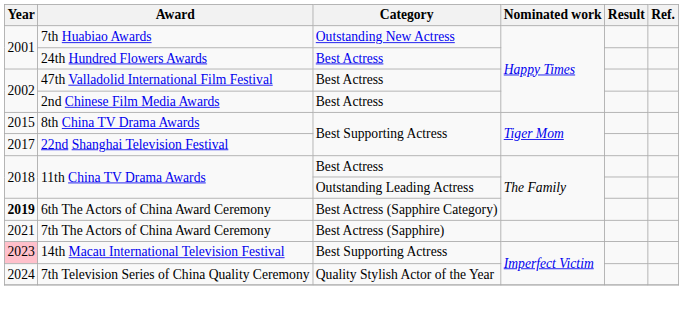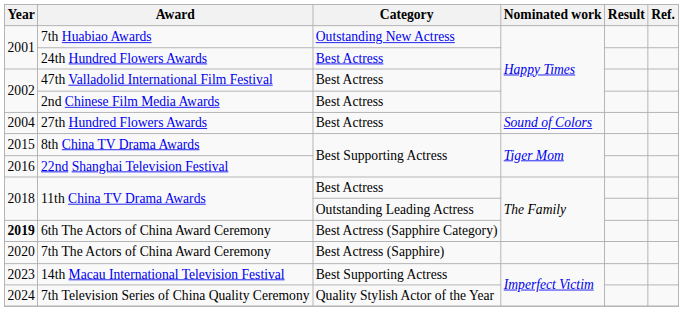+ row: (124, 123)
(21, 144) 2017 -> (21, 166) 2016
(21, 230) 2021 -> (21, 252) 2020
(21, 252) pink background -> (21, 274) no background
